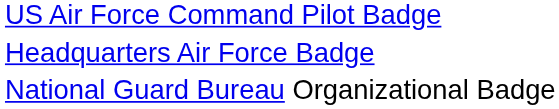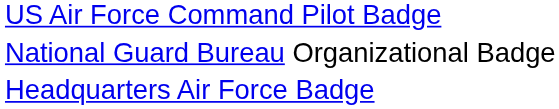rows swapped: (190, 52) <-> (280, 90)
